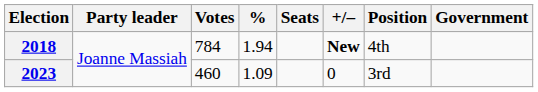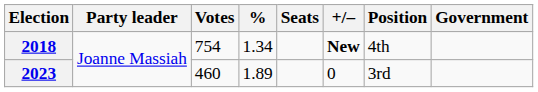(208, 45) 784 -> (208, 45) 754
(258, 45) 1.94 -> (258, 45) 1.34
(258, 73) 1.09 -> (258, 73) 1.89
